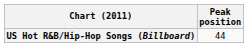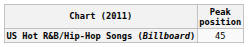(220, 36) 44 -> (220, 36) 45
